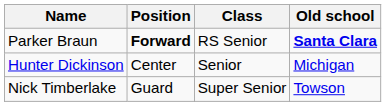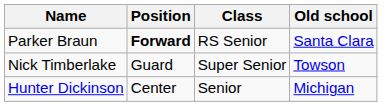(335, 40) bold -> (334, 40) normal
rows swapped: (66, 64) <-> (62, 88)
